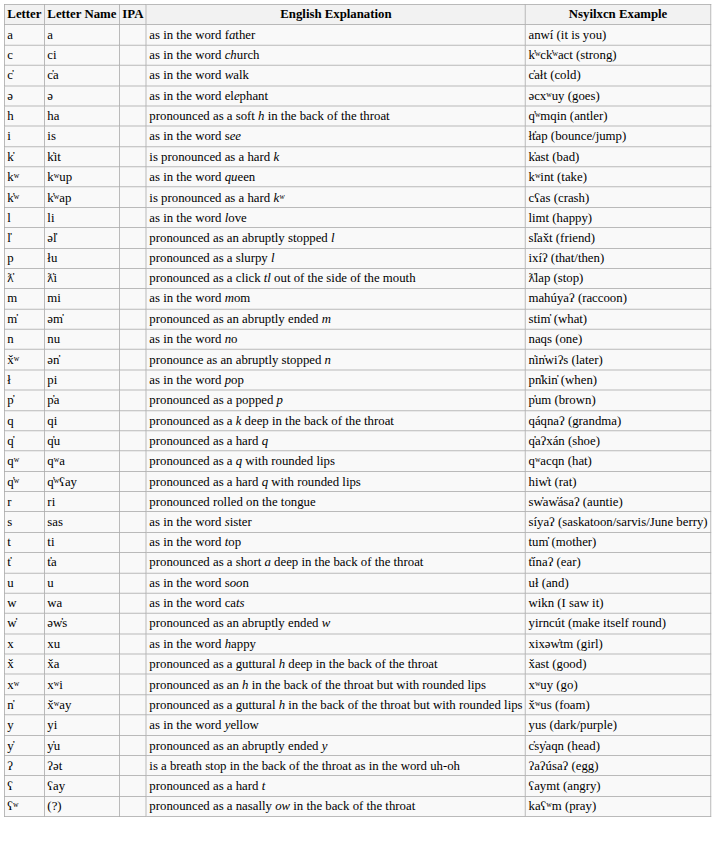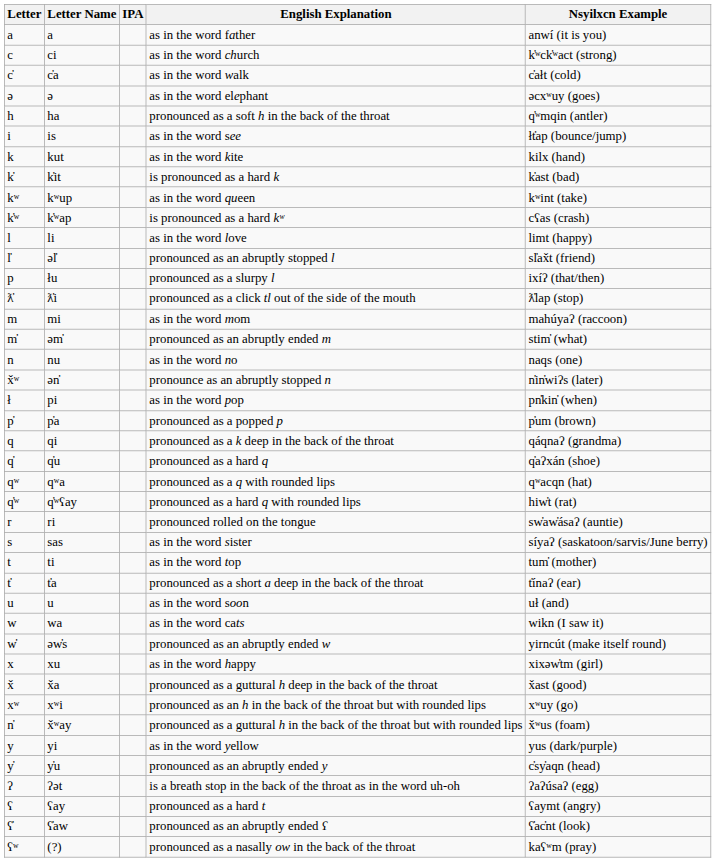+ row: (56, 156)
+ row: (58, 826)
